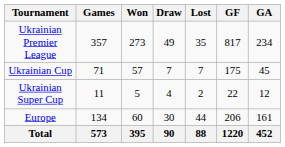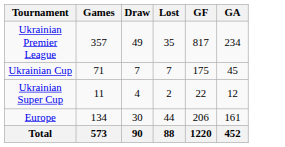- column: (137, 13)
